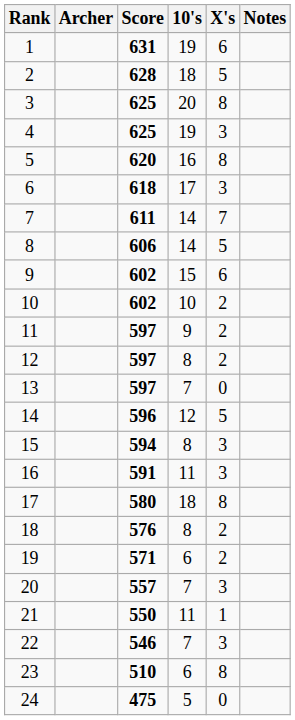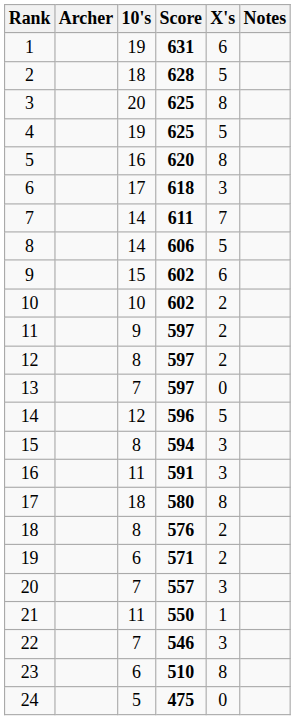columns swapped: (143, 18) <-> (187, 18)
(223, 132) 3 -> (223, 132) 5
